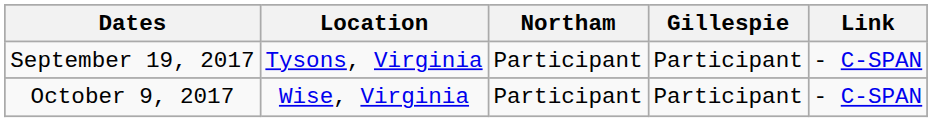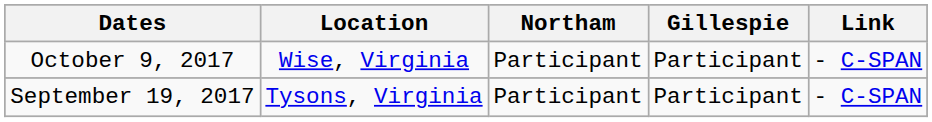rows swapped: (132, 60) <-> (132, 97)
